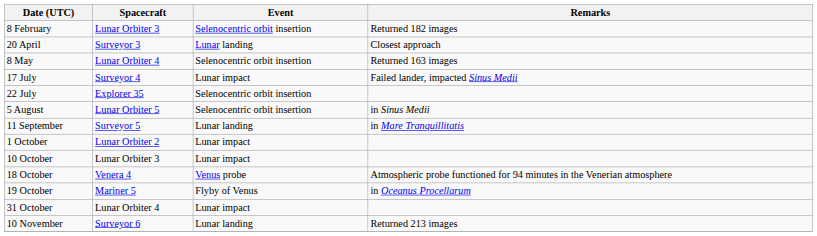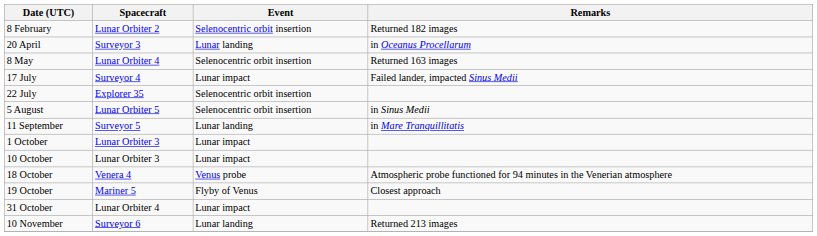(127, 28) Lunar Orbiter 3 -> (127, 28) Lunar Orbiter 2
(406, 45) Closest approach -> (421, 45) in Oceanus Procellarum
(127, 142) Lunar Orbiter 2 -> (127, 142) Lunar Orbiter 3
(421, 191) in Oceanus Procellarum -> (406, 191) Closest approach
